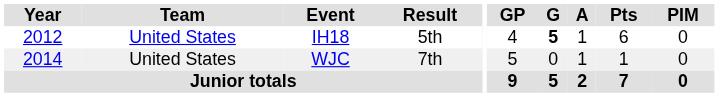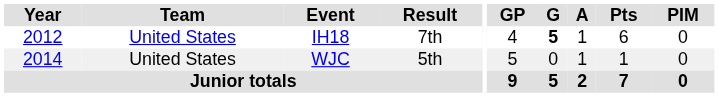(430, 37) 5th -> (430, 37) 7th
(430, 59) 7th -> (430, 59) 5th
